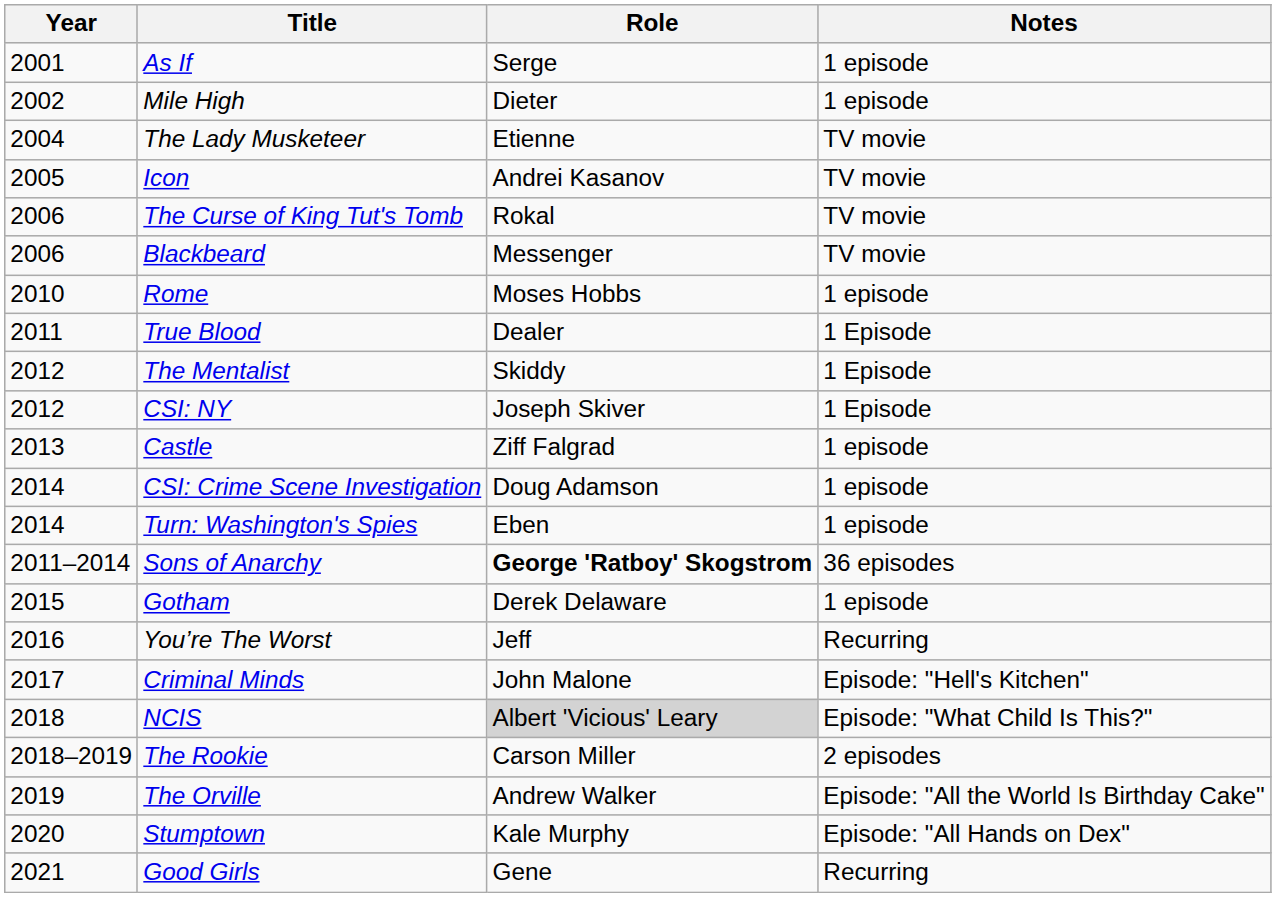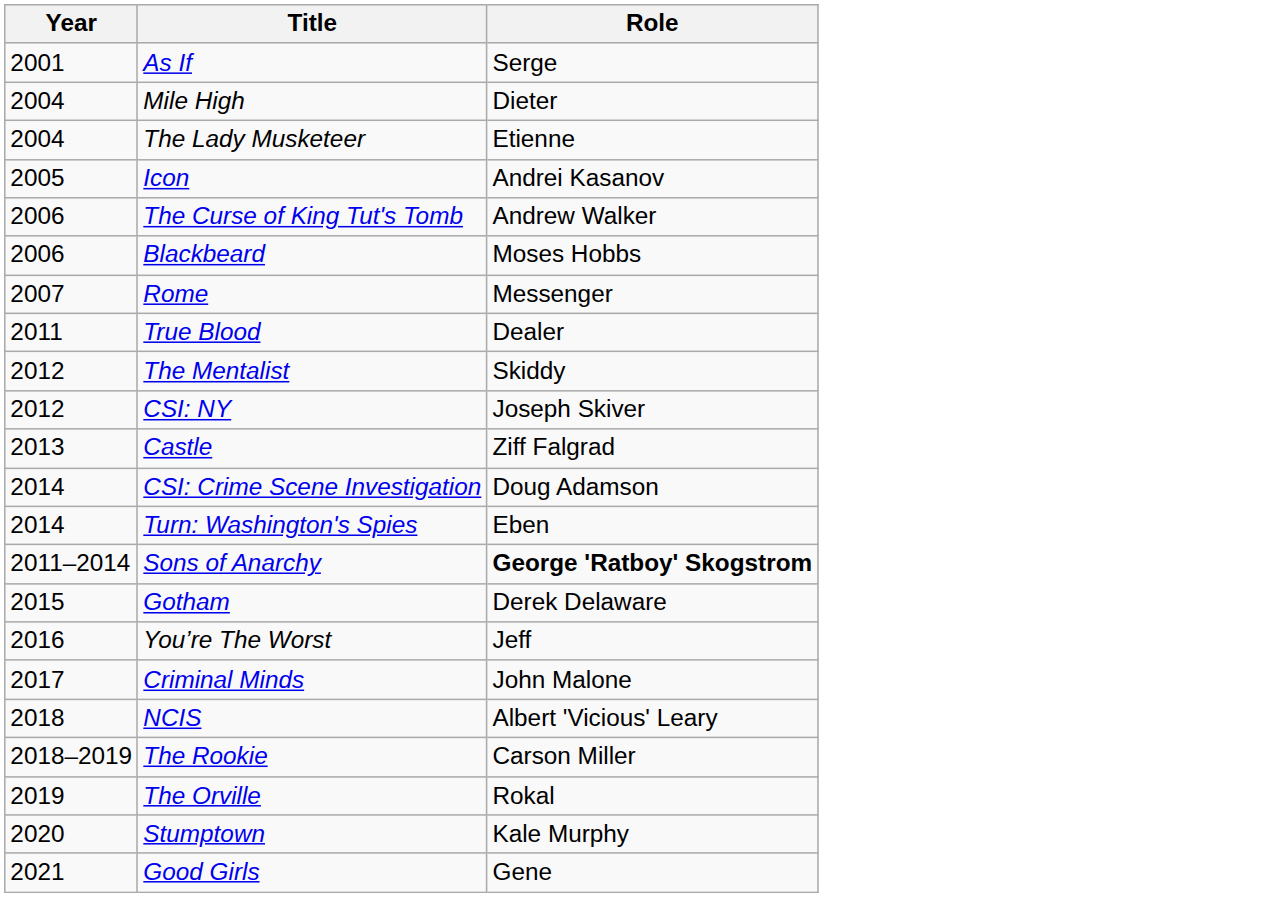- column: (1044, 23)
(37, 100) 2002 -> (37, 100) 2004
(524, 216) Rokal -> (574, 216) Andrew Walker
(553, 255) Messenger -> (567, 255) Moses Hobbs
(37, 293) 2010 -> (37, 293) 2007
(567, 293) Moses Hobbs -> (553, 293) Messenger
(605, 718) lightgrey background -> (605, 718) no background
(574, 795) Andrew Walker -> (524, 795) Rokal
